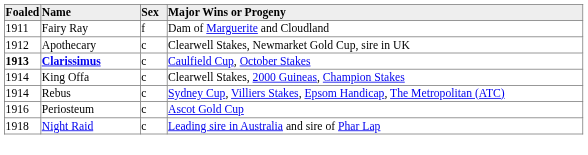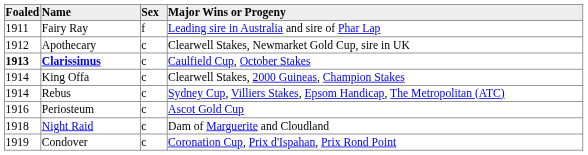(249, 28) Dam of Marguerite and Cloudland -> (274, 28) Leading sire in Australia and sire of Phar Lap
(274, 126) Leading sire in Australia and sire of Phar Lap -> (249, 126) Dam of Marguerite and Cloudland
+ row: (65, 142)
